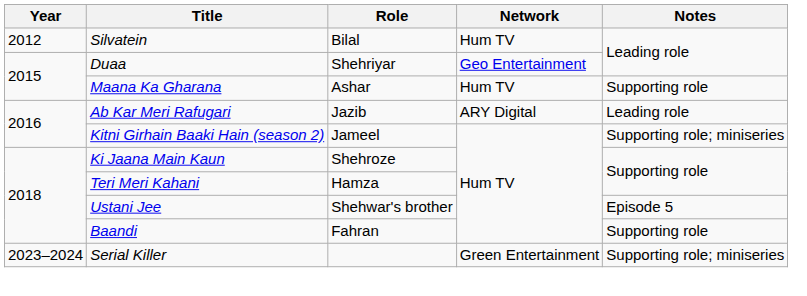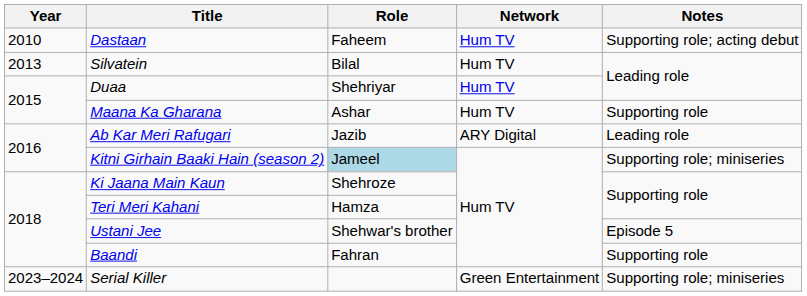+ row: (118, 40)
(25, 40) 2012 -> (25, 64) 2013
(523, 64) Geo Entertainment -> (487, 87) Hum TV
(355, 135) no background -> (355, 159) lightblue background
